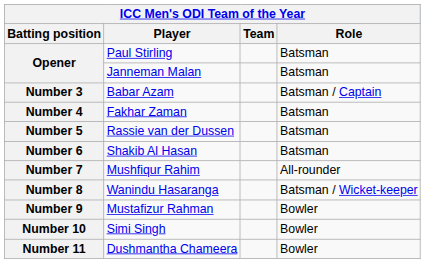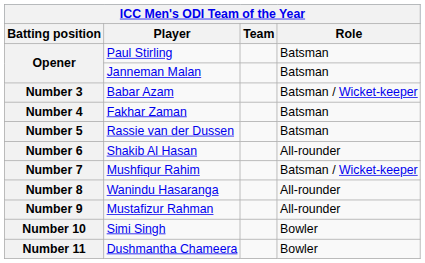(331, 92) Batsman / Captain -> (349, 92) Batsman / Wicket-keeper
(304, 151) Batsman -> (310, 151) All-rounder
(310, 170) All-rounder -> (349, 170) Batsman / Wicket-keeper
(349, 190) Batsman / Wicket-keeper -> (310, 190) All-rounder
(299, 209) Bowler -> (310, 209) All-rounder
